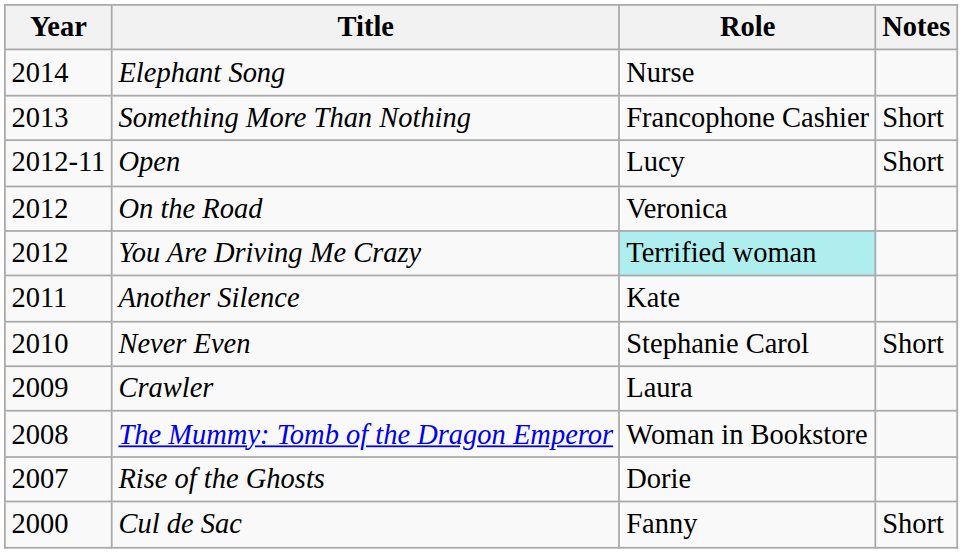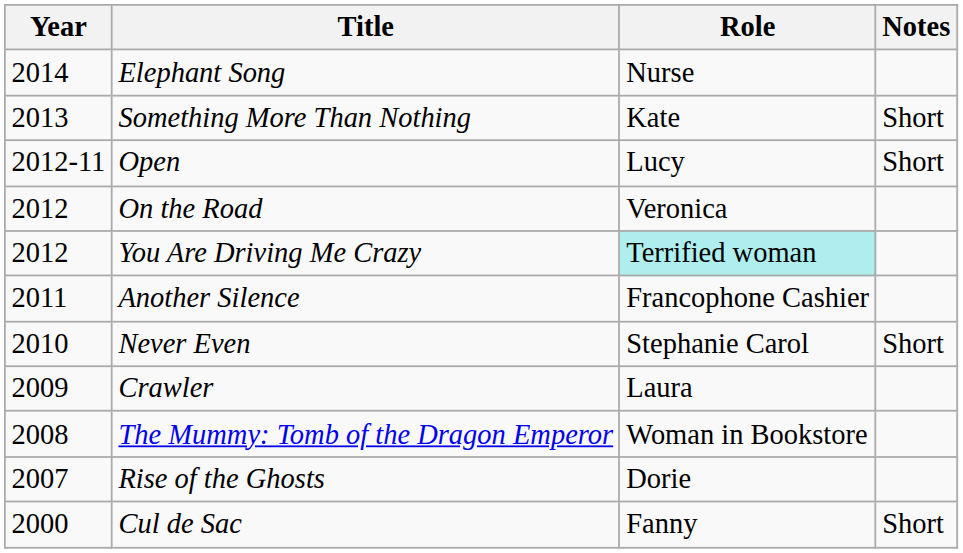(748, 117) Francophone Cashier -> (653, 117) Kate
(653, 298) Kate -> (748, 298) Francophone Cashier
